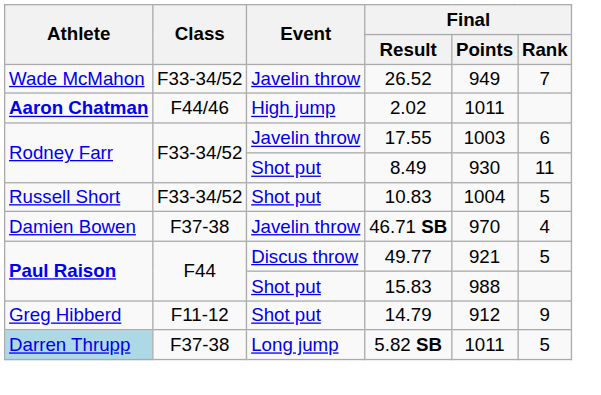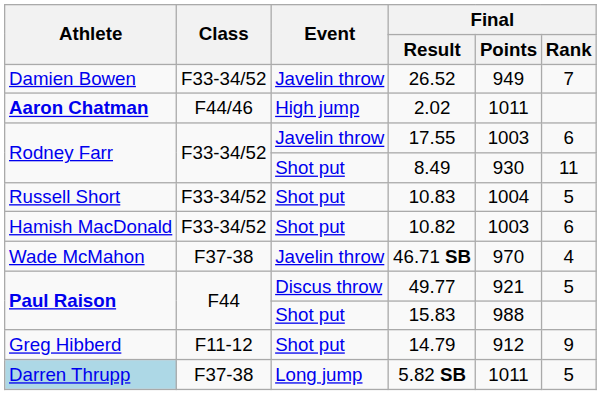(77, 79) Wade McMahon -> (72, 79) Damien Bowen
+ row: (432, 227)
(72, 227) Damien Bowen -> (77, 256) Wade McMahon
